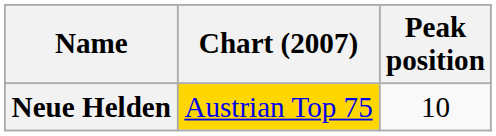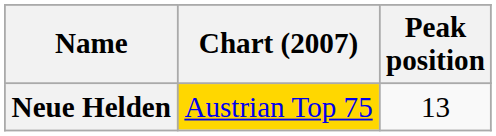(435, 106) 10 -> (435, 106) 13
